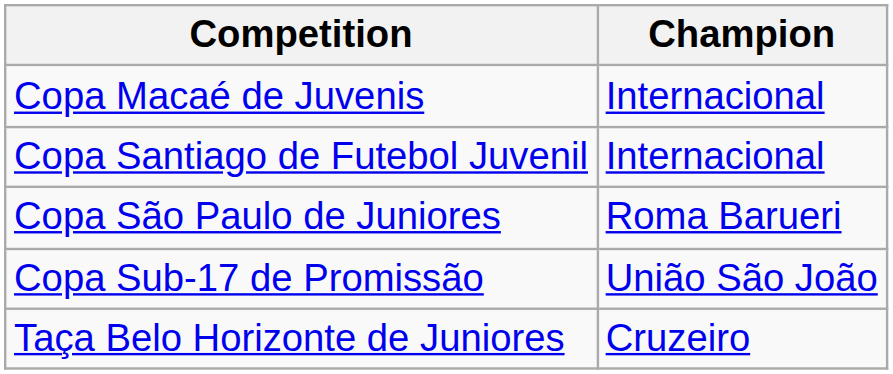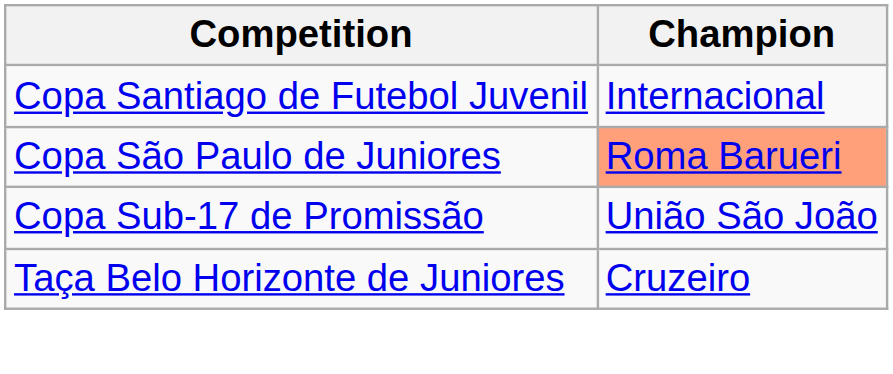- row: (219, 95)
(724, 216) no background -> (724, 156) lightsalmon background
